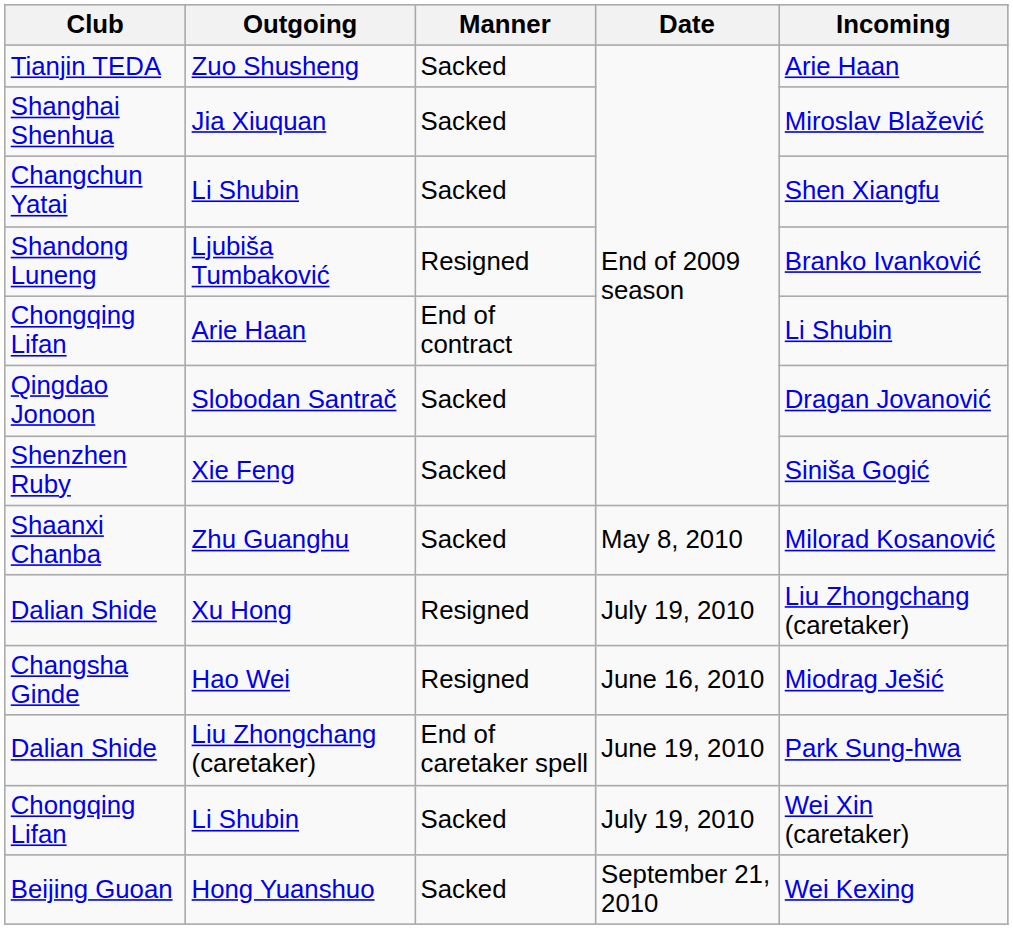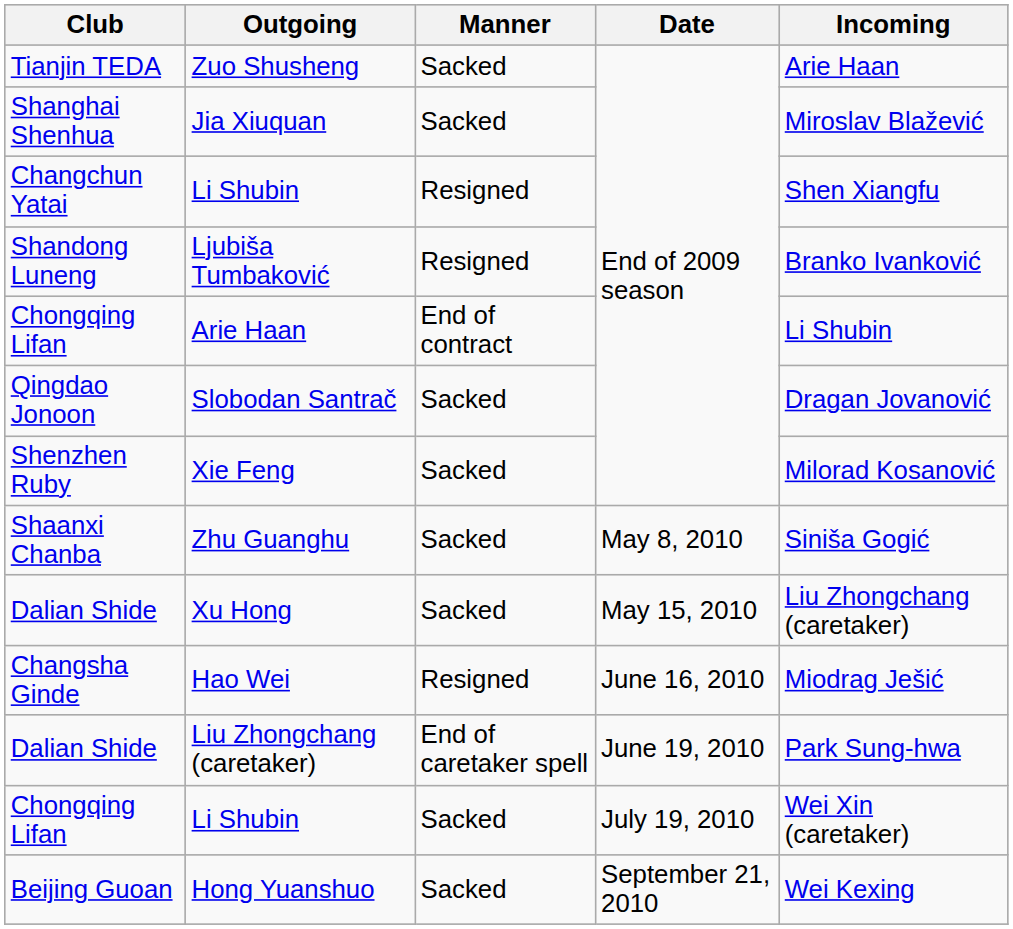(464, 190) Sacked -> (475, 190) Resigned
(857, 470) Siniša Gogić -> (890, 470) Milorad Kosanović
(890, 540) Milorad Kosanović -> (857, 540) Siniša Gogić
(475, 609) Resigned -> (464, 609) Sacked
(678, 609) July 19, 2010 -> (679, 609) May 15, 2010
